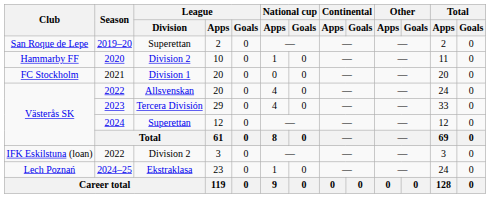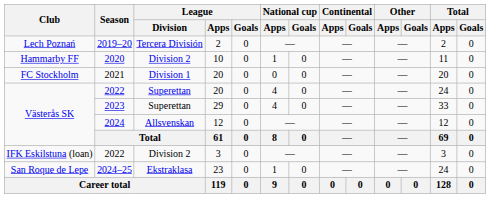(50, 43) San Roque de Lepe -> (50, 43) Lech Poznań
(170, 43) Superettan -> (170, 43) Tercera División
(170, 91) Allsvenskan -> (170, 91) Superettan
(170, 106) Tercera División -> (170, 106) Superettan
(170, 122) Superettan -> (170, 122) Allsvenskan
(50, 169) Lech Poznań -> (50, 169) San Roque de Lepe
